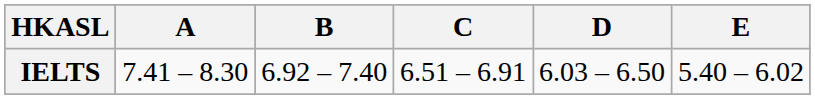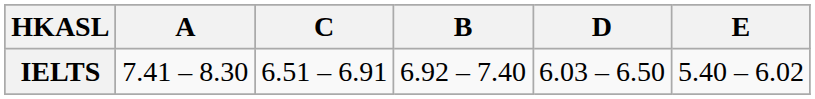columns swapped: (324, 26) <-> (463, 26)
